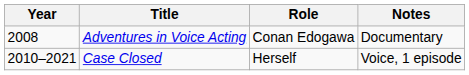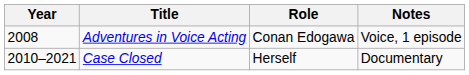(402, 37) Documentary -> (411, 37) Voice, 1 episode
(411, 59) Voice, 1 episode -> (402, 59) Documentary
